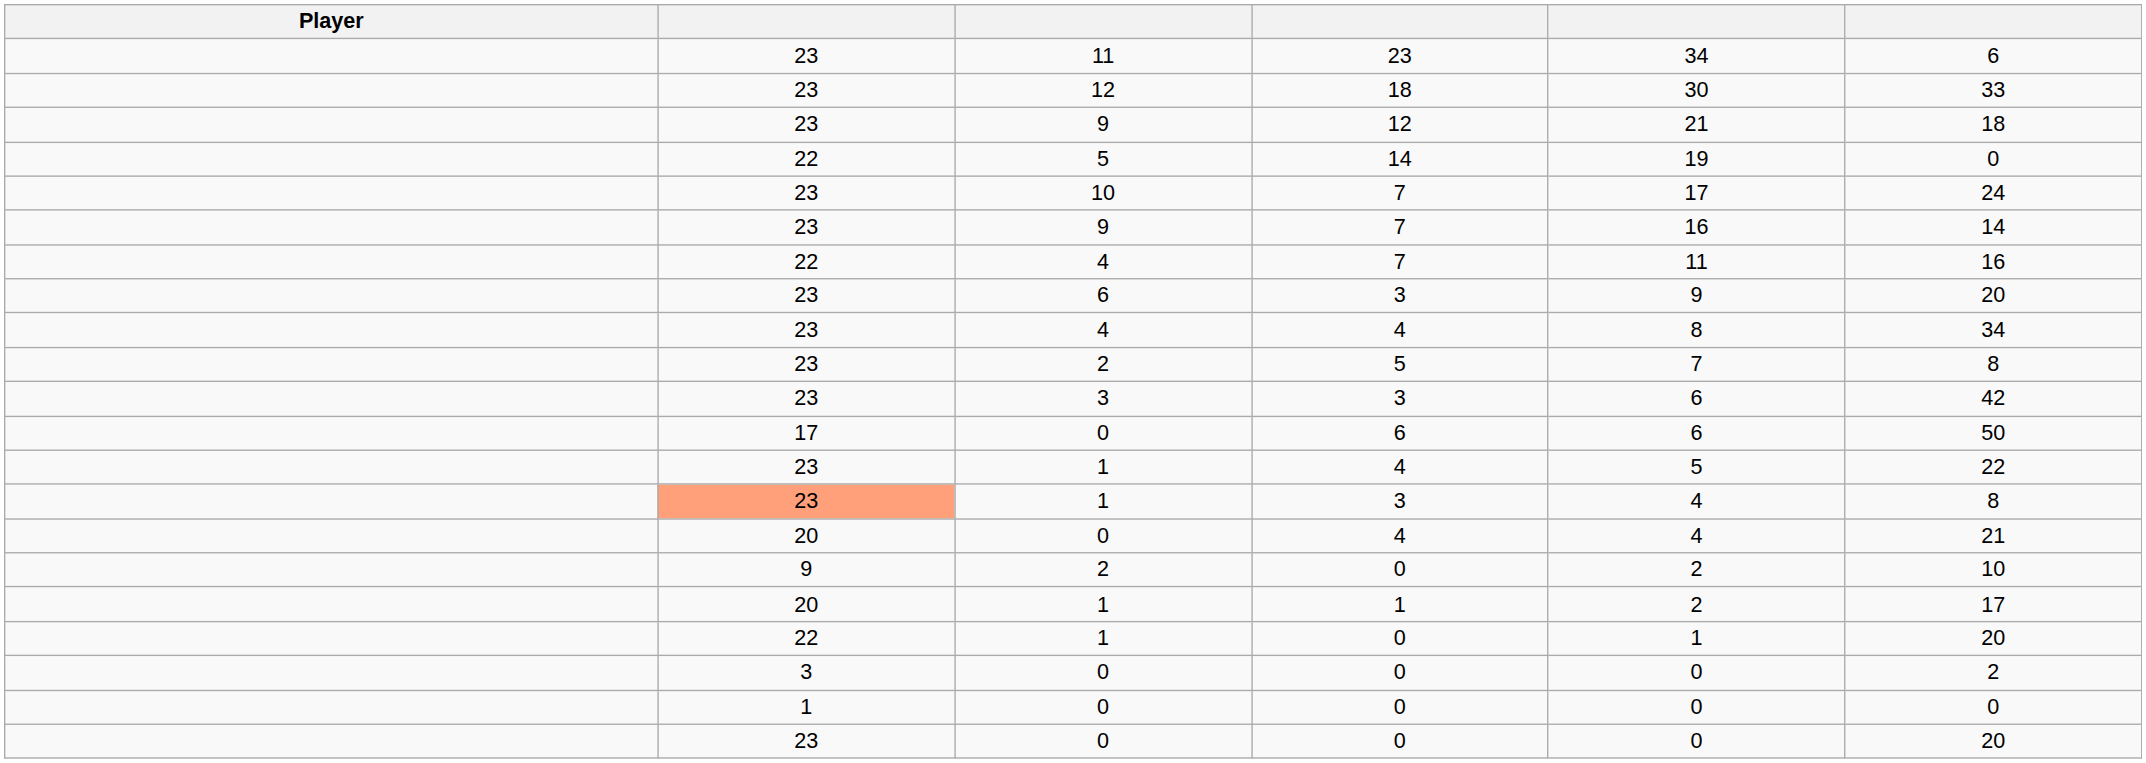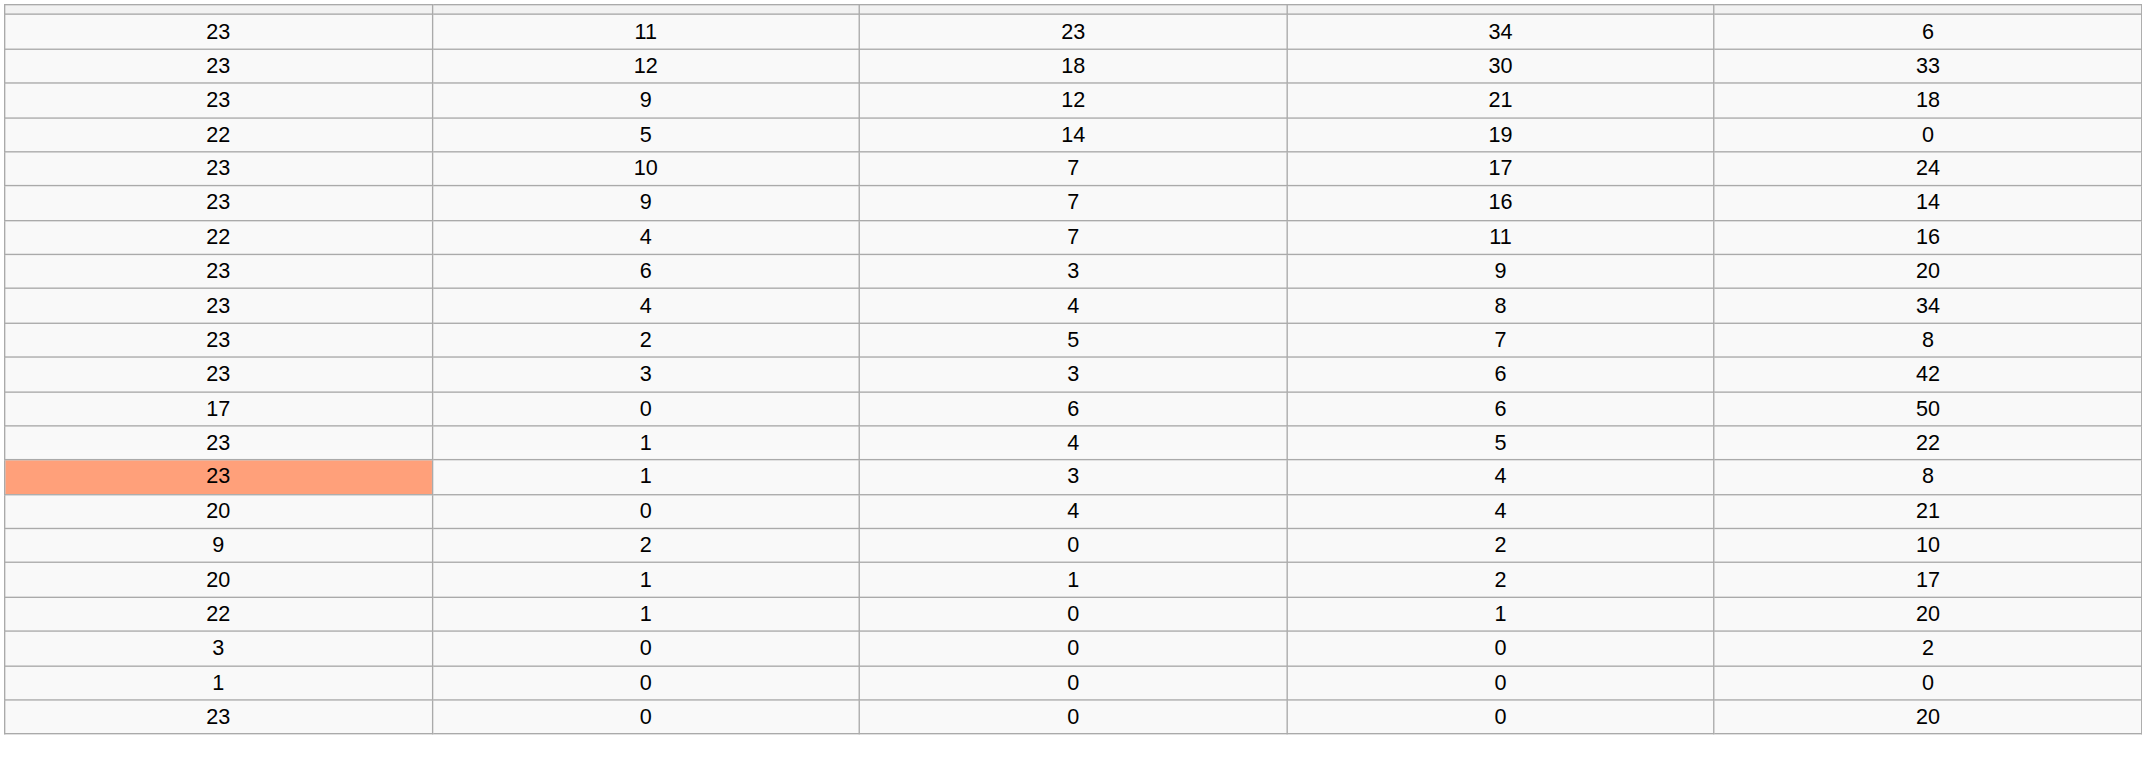- column: (331, 21)
